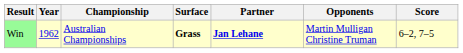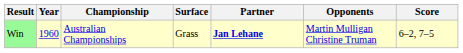(49, 34) 1962 -> (49, 34) 1960
(188, 34) bold -> (187, 34) normal
